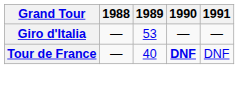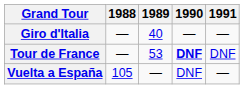(150, 34) 53 -> (156, 34) 40
(150, 53) 40 -> (156, 53) 53
+ row: (55, 73)
